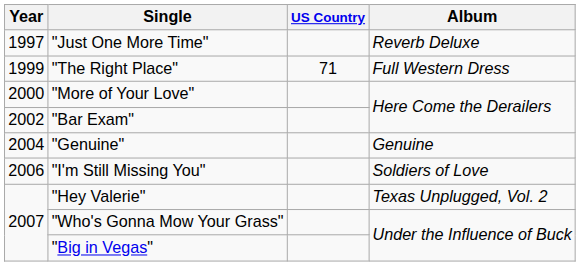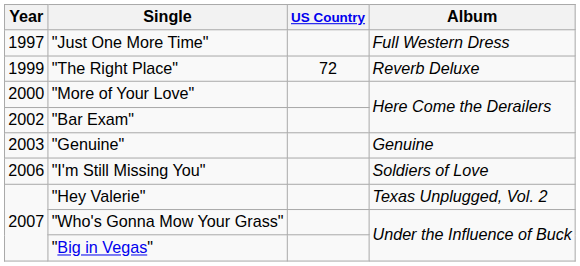(426, 42) Reverb Deluxe -> (441, 42) Full Western Dress
(328, 68) 71 -> (328, 68) 72
(441, 68) Full Western Dress -> (426, 68) Reverb Deluxe
(26, 145) 2004 -> (26, 145) 2003
